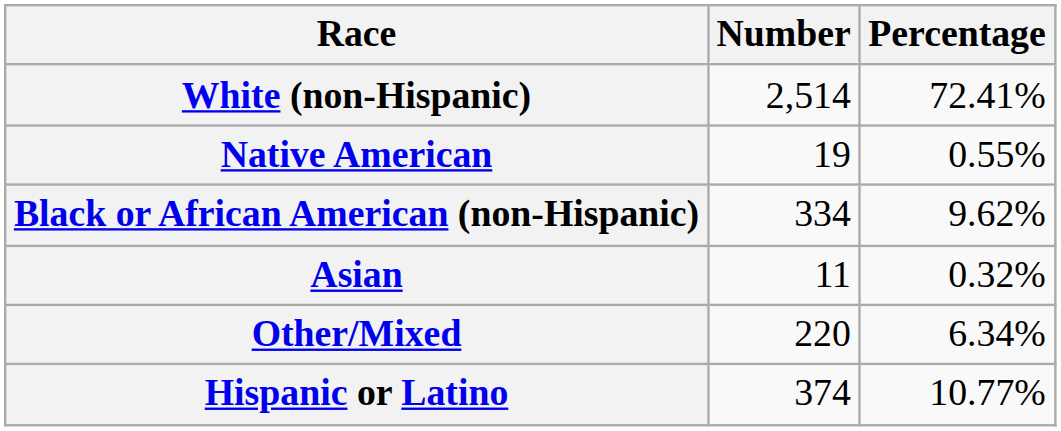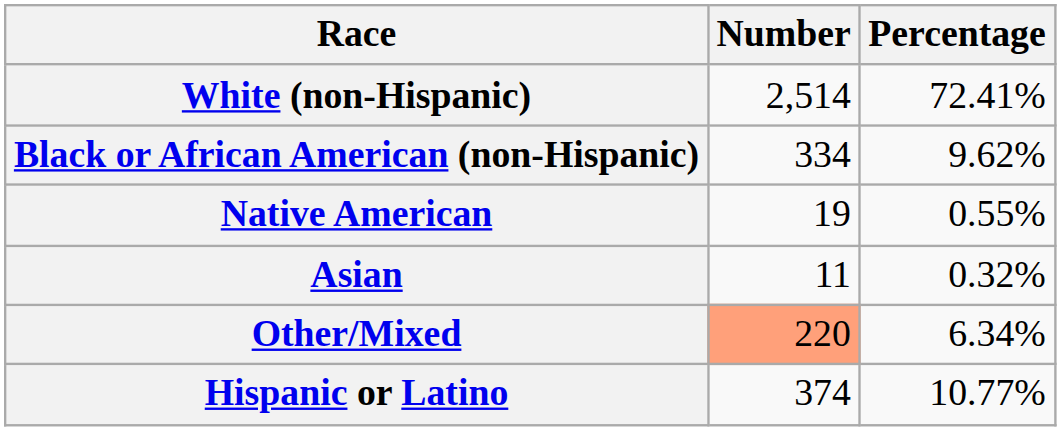rows swapped: (357, 214) <-> (357, 154)
(823, 333) no background -> (823, 333) lightsalmon background
